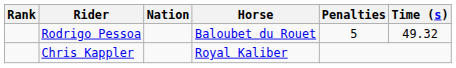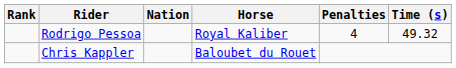(256, 33) Baloubet du Rouet -> (241, 33) Royal Kaliber
(354, 33) 5 -> (354, 33) 4
(241, 53) Royal Kaliber -> (256, 53) Baloubet du Rouet
